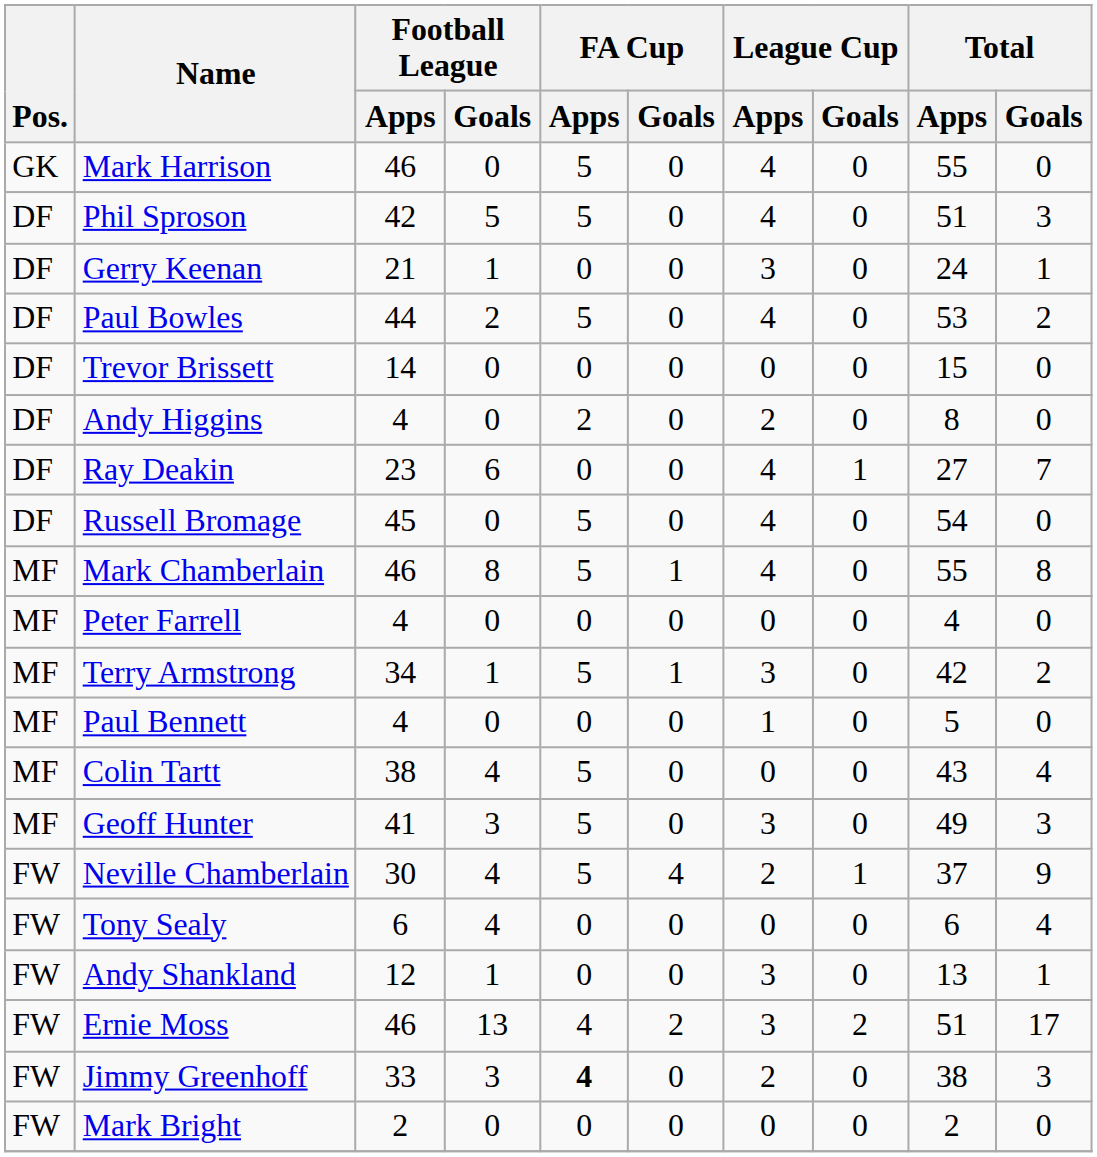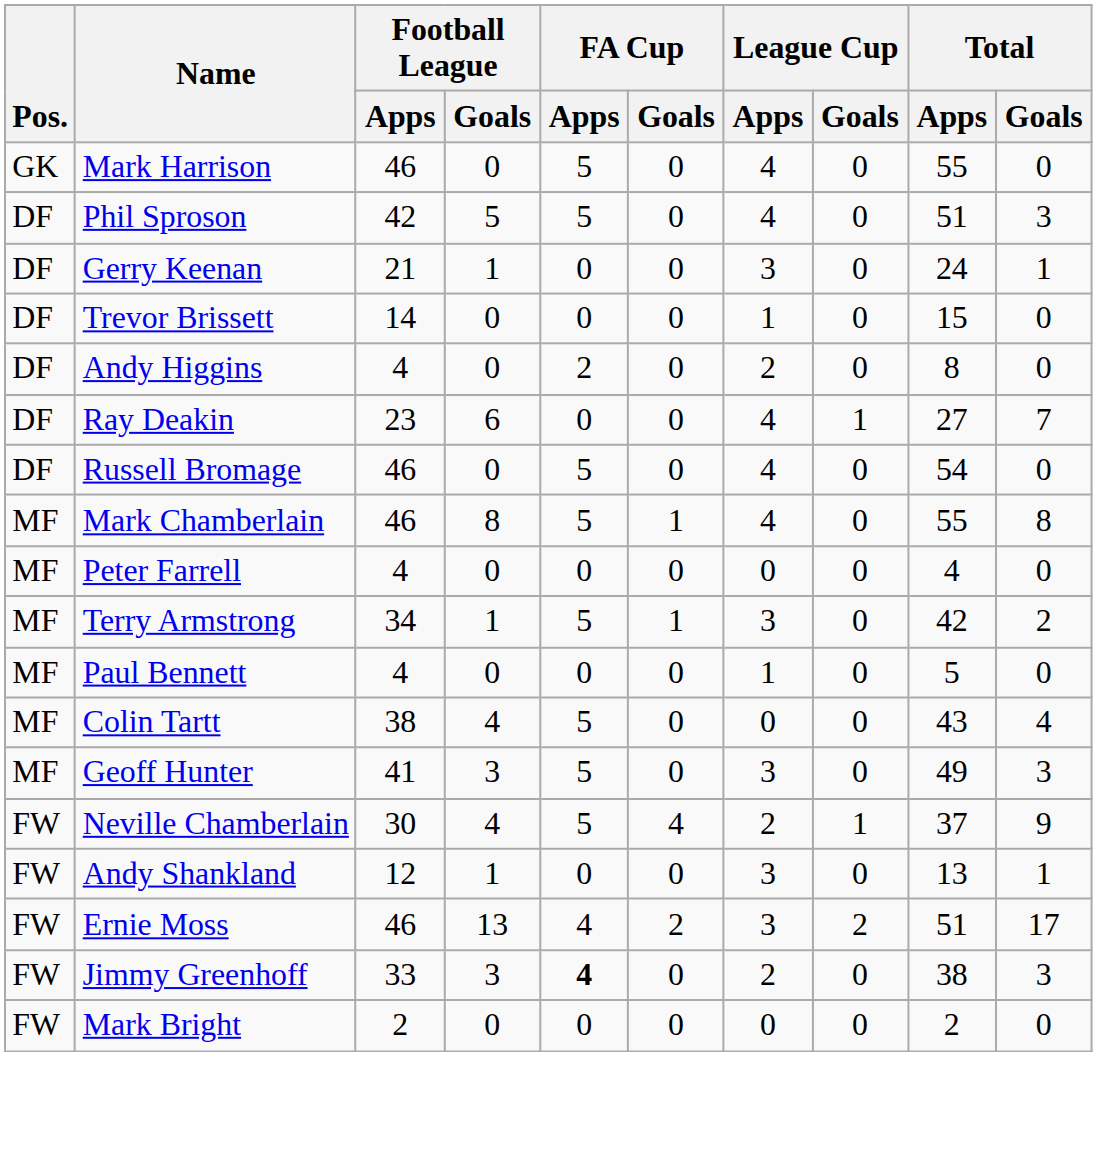- row: (163, 318)
(768, 368) 0 -> (768, 318) 1
(400, 520) 45 -> (400, 469) 46
- row: (155, 924)
